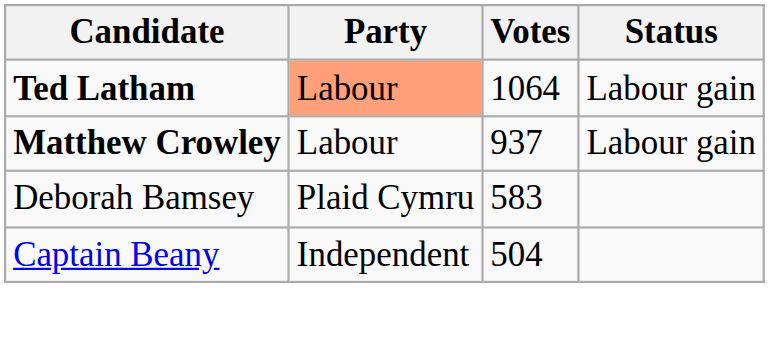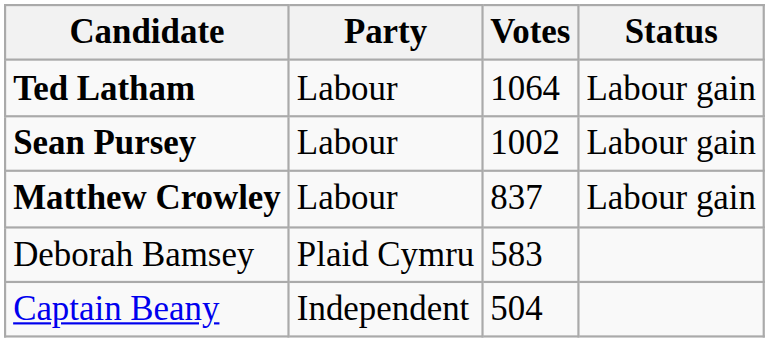(347, 87) lightsalmon background -> (347, 87) no background
+ row: (105, 142)
(516, 142) 937 -> (516, 198) 837
